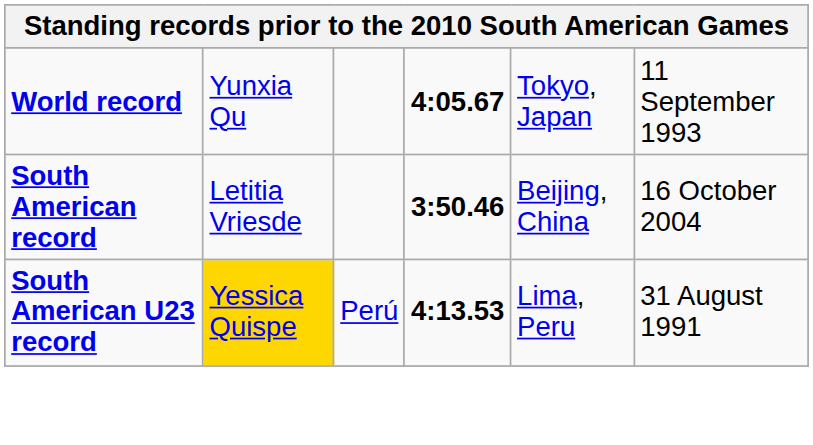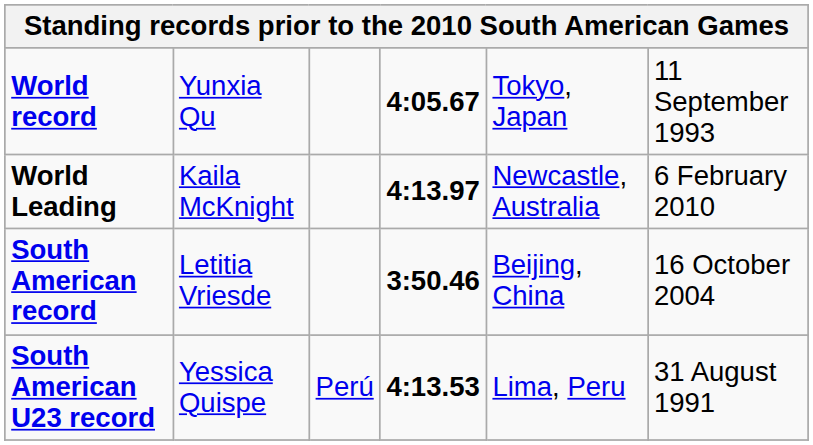+ row: (64, 191)
(256, 312) gold background -> (226, 386) no background
